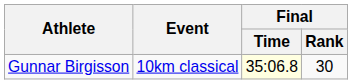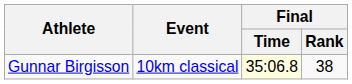(324, 66) 30 -> (324, 66) 38
